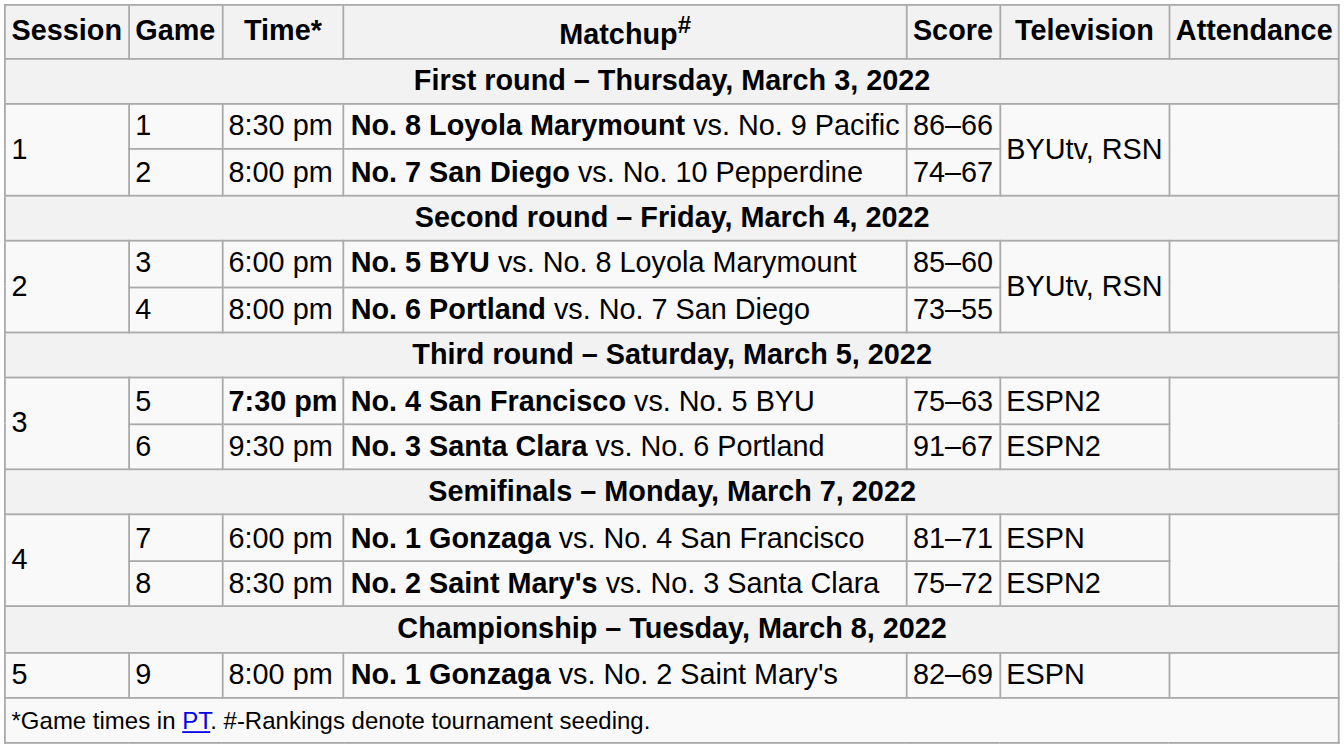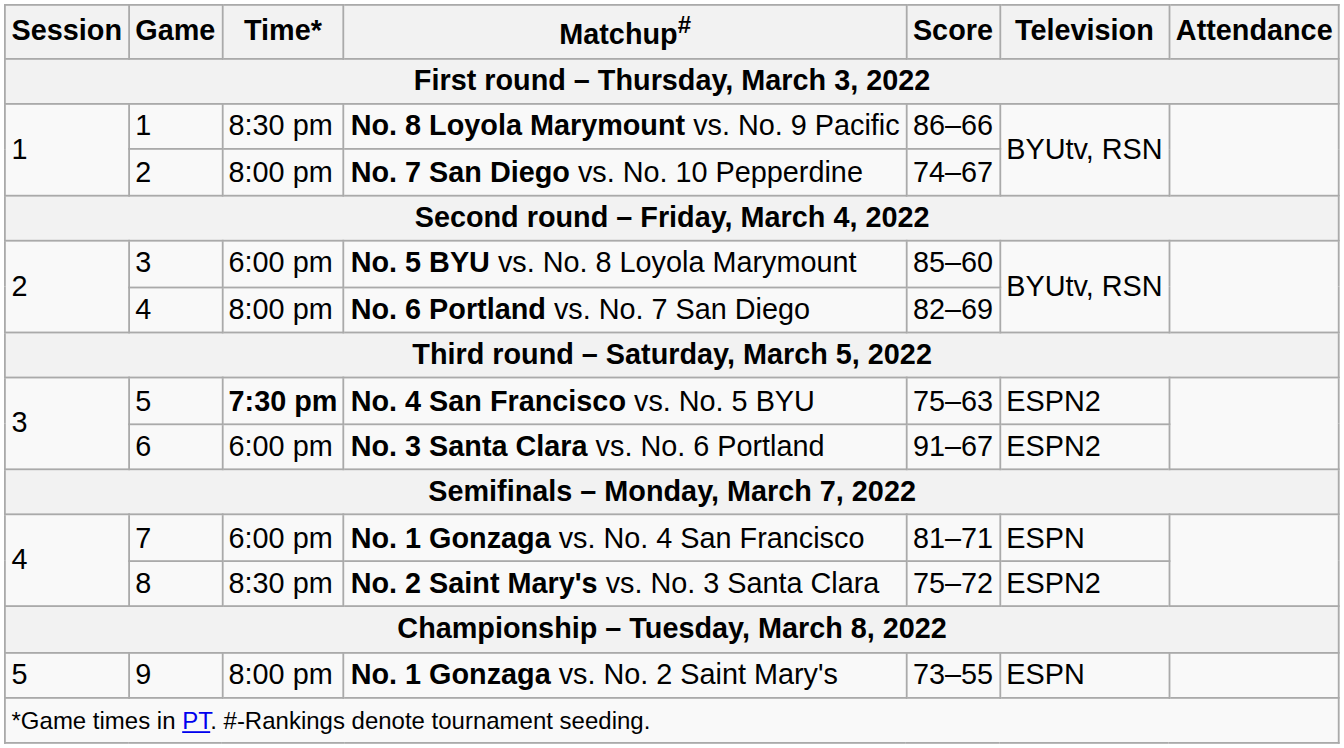(953, 309) 73–55 -> (953, 309) 82–69
(281, 446) 9:30 pm -> (281, 446) 6:00 pm
(953, 674) 82–69 -> (953, 674) 73–55
